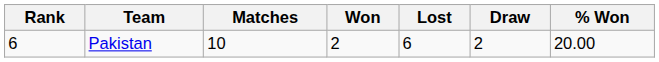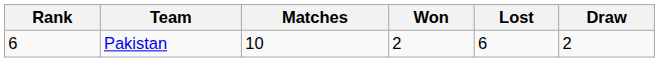- column: (602, 17)
